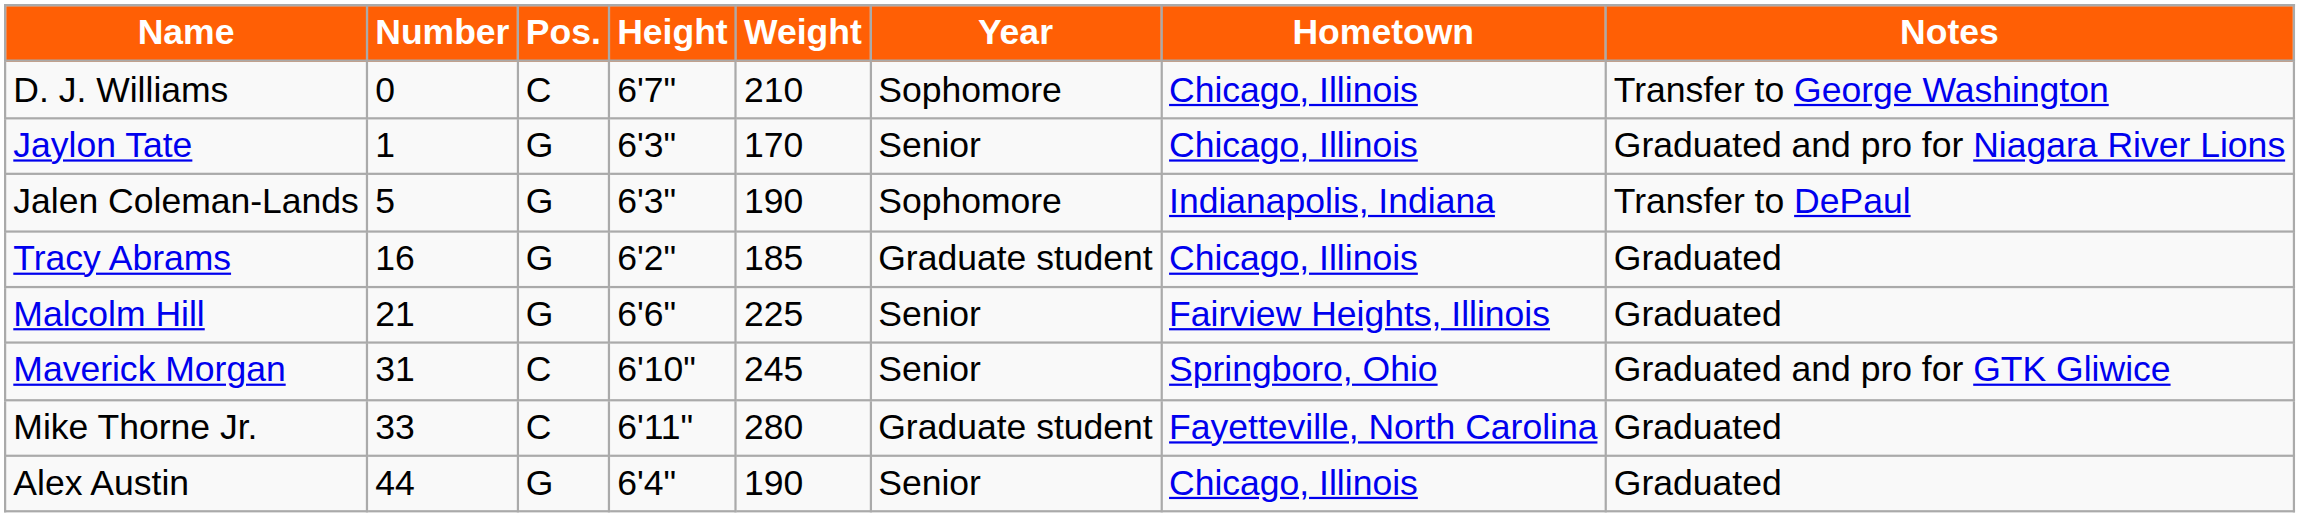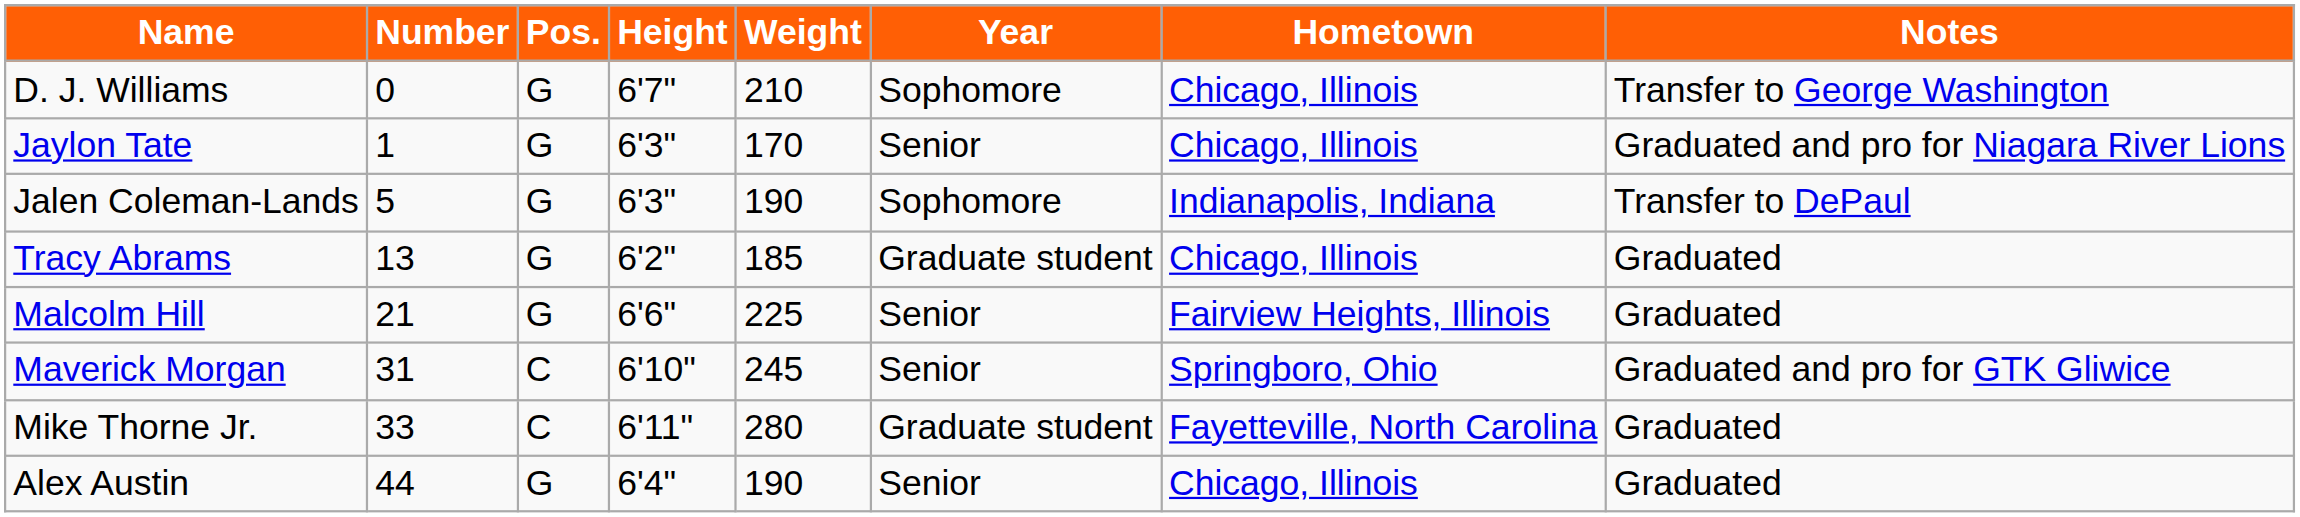(539, 88) C -> (540, 88) G
(395, 257) 16 -> (395, 257) 13
